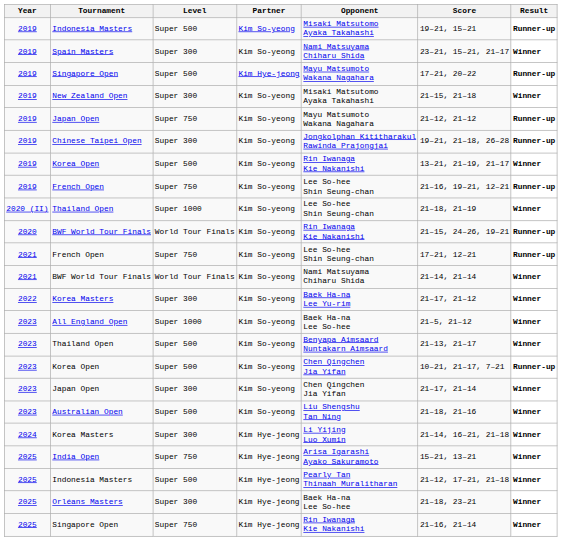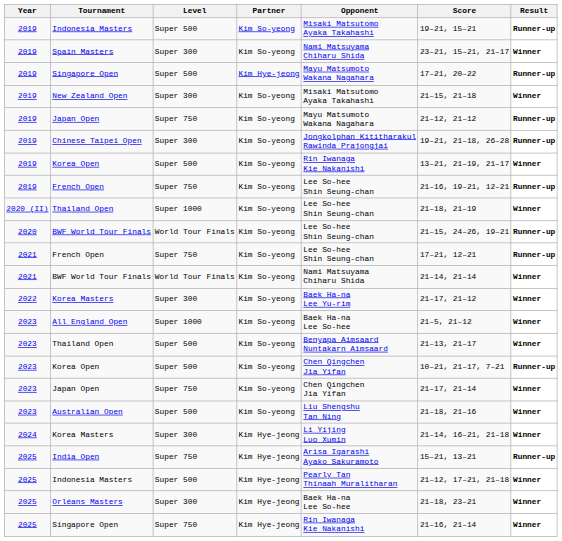(334, 231) Rin Iwanaga Kie Nakanishi -> (339, 231) Lee So-hee Shin Seung-chan
(176, 389) Super 300 -> (176, 389) Super 750
(527, 457) Winner -> (534, 457) Runner-up
